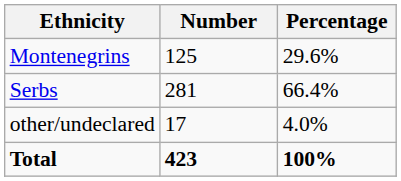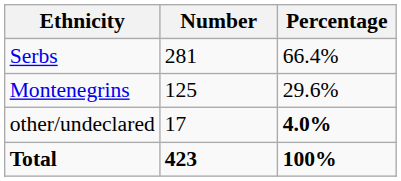rows swapped: (34, 90) <-> (70, 55)
(305, 124) normal -> (307, 124) bold
